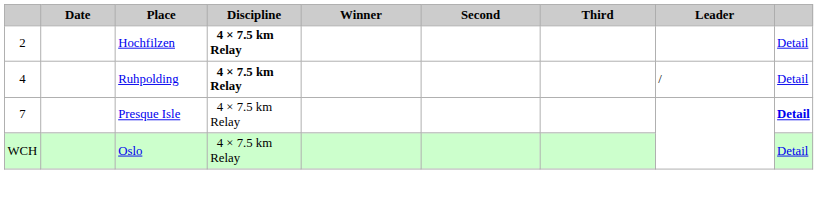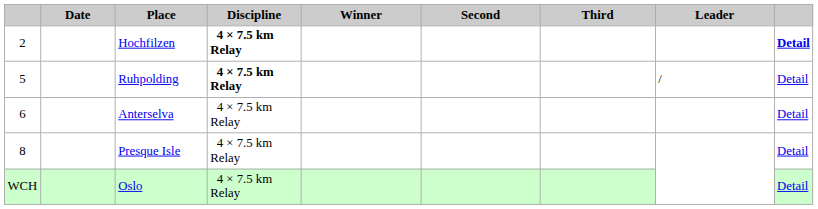(793, 43) normal -> (793, 43) bold
(22, 78) 4 -> (22, 78) 5
+ row: (146, 114)
(22, 114) 7 -> (22, 150) 8
(793, 114) bold -> (793, 150) normal
